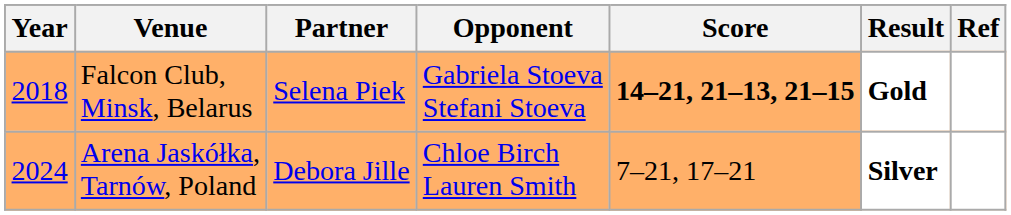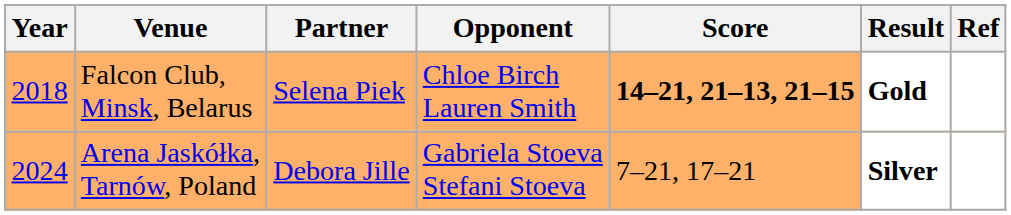(513, 90) Gabriela Stoeva Stefani Stoeva -> (500, 90) Chloe Birch Lauren Smith
(500, 170) Chloe Birch Lauren Smith -> (513, 170) Gabriela Stoeva Stefani Stoeva
